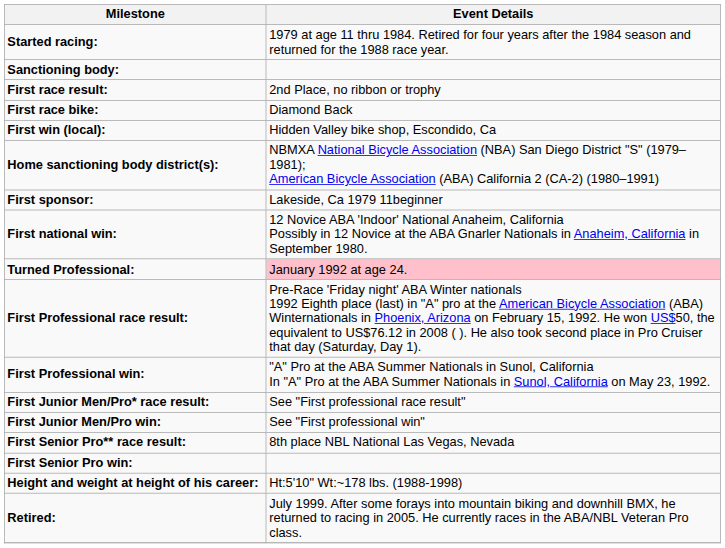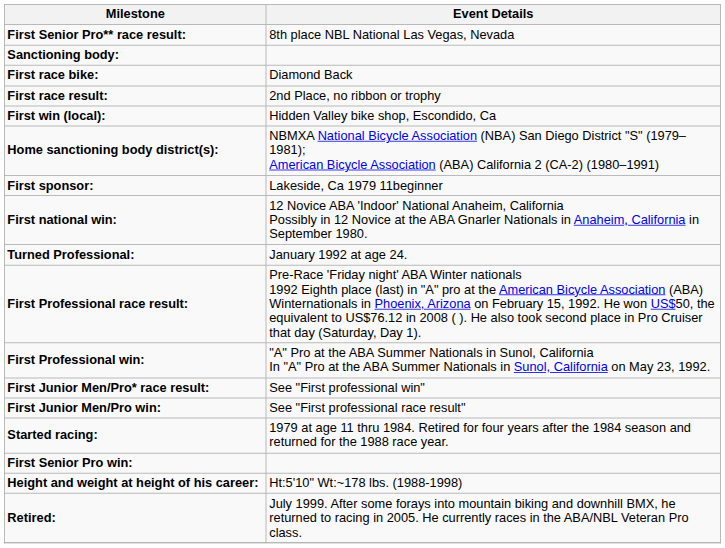rows swapped: (53, 42) <-> (97, 442)
rows swapped: (53, 110) <-> (58, 89)
(338, 269) pink background -> (338, 254) no background
(367, 402) See "First professional race result" -> (347, 387) See "First professional win"
(347, 422) See "First professional win" -> (367, 408) See "First professional race result"
